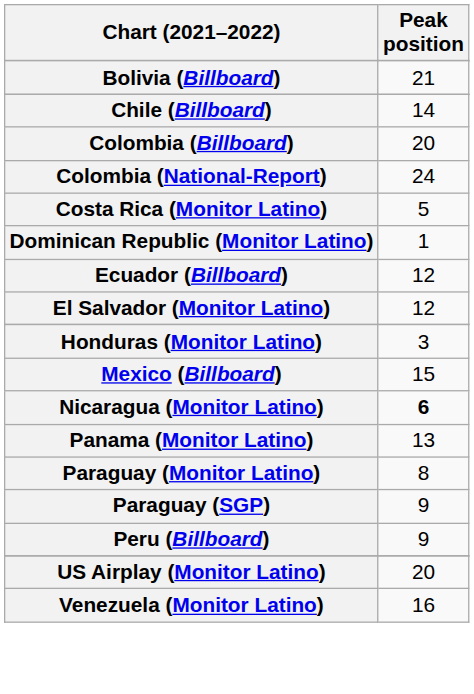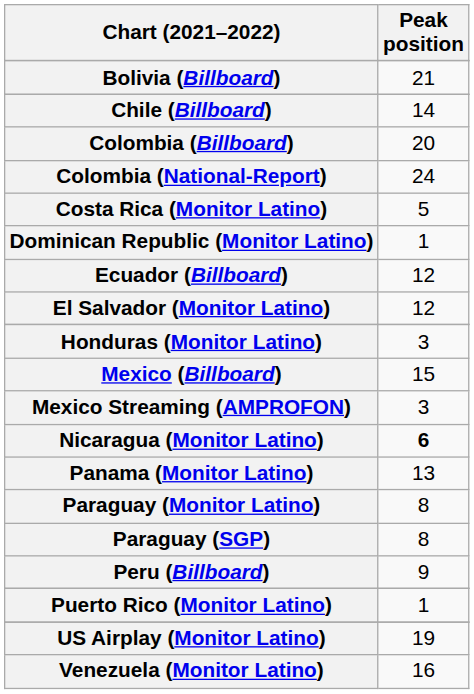+ row: (191, 407)
(423, 506) 9 -> (423, 539) 8
+ row: (191, 605)
(423, 572) 20 -> (423, 638) 19
